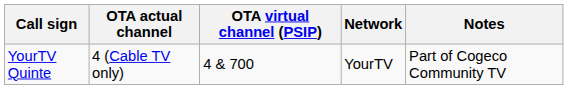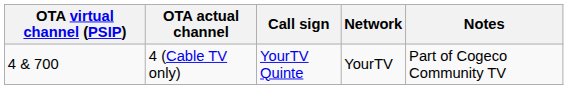columns swapped: (270, 24) <-> (47, 24)
